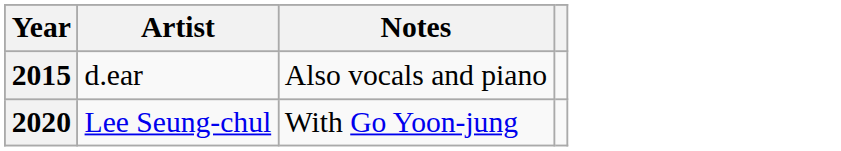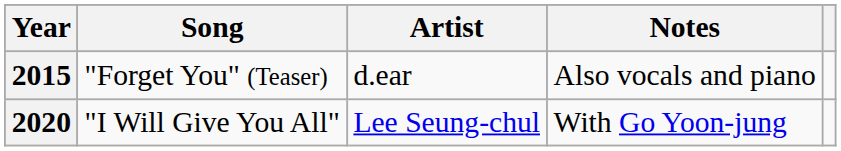+ column: (212, 27)
